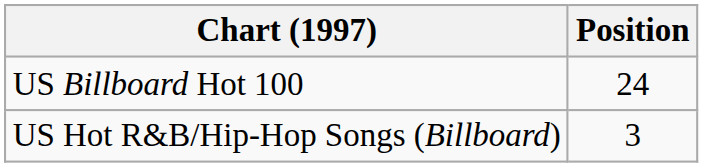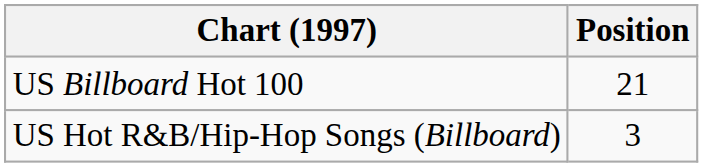(633, 82) 24 -> (633, 82) 21
